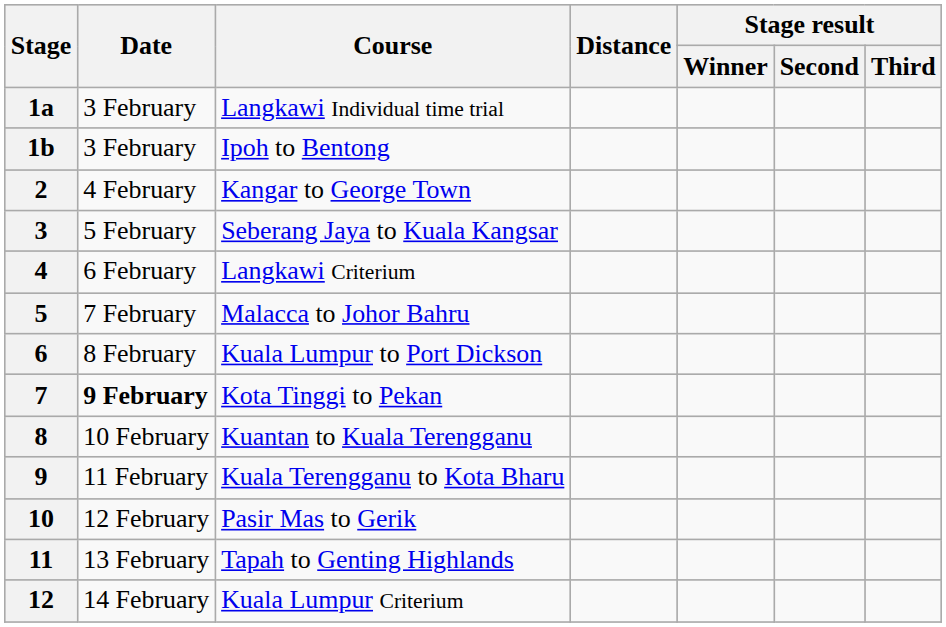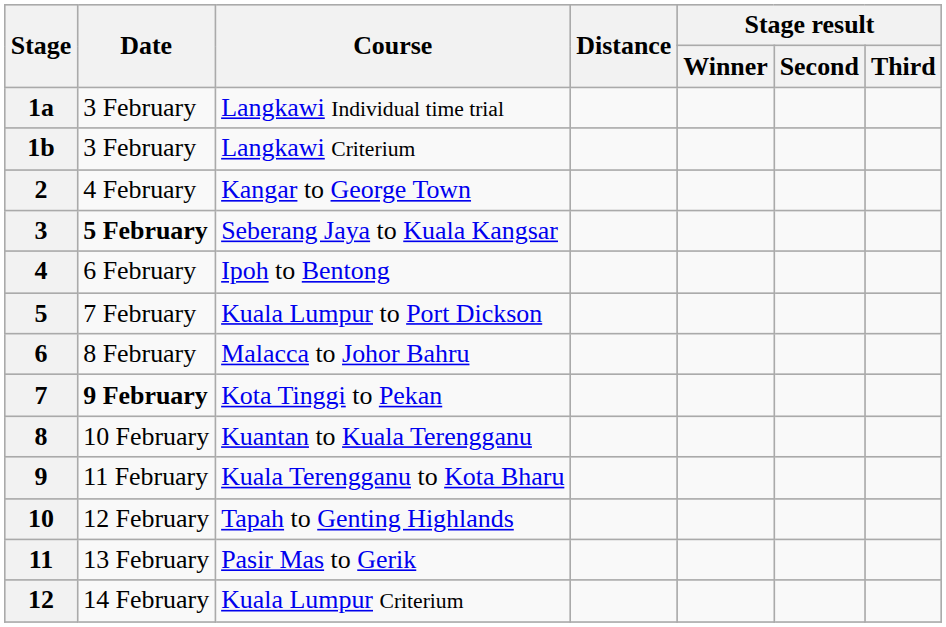(305, 148) Ipoh to Bentong -> (318, 148) Langkawi Criterium
(140, 230) normal -> (145, 230) bold
(318, 271) Langkawi Criterium -> (305, 271) Ipoh to Bentong
(345, 312) Malacca to Johor Bahru -> (382, 312) Kuala Lumpur to Port Dickson
(382, 353) Kuala Lumpur to Port Dickson -> (345, 353) Malacca to Johor Bahru
(319, 518) Pasir Mas to Gerik -> (367, 518) Tapah to Genting Highlands
(367, 559) Tapah to Genting Highlands -> (319, 559) Pasir Mas to Gerik
